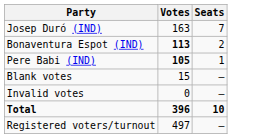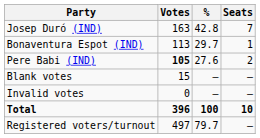+ column: (206, 12)
(181, 45) bold -> (181, 45) normal
(221, 45) 2 -> (250, 45) 1
(221, 61) 1 -> (250, 61) 2
